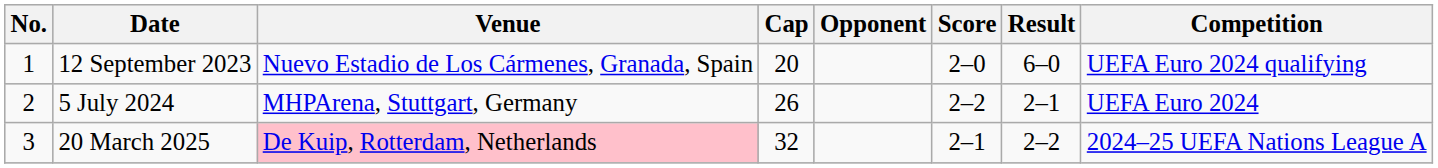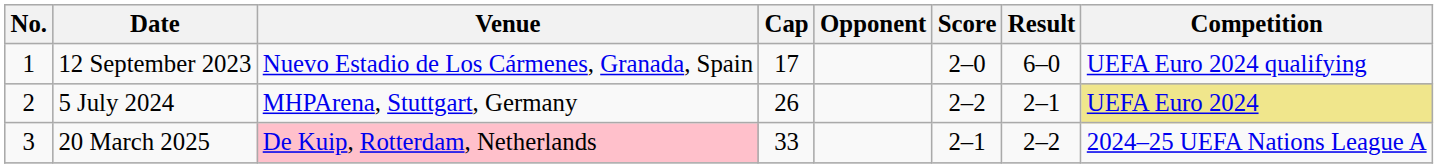(787, 63) 20 -> (787, 63) 17
(1173, 102) no background -> (1173, 102) khaki background
(787, 142) 32 -> (787, 142) 33
